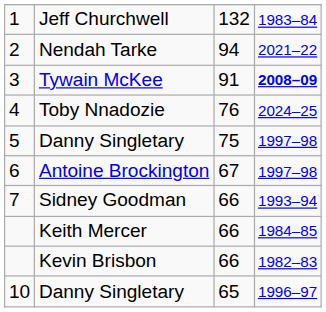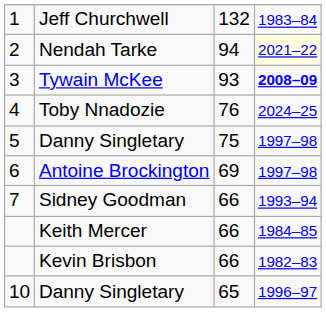(288, 50) no background -> (288, 50) lightyellow background
(229, 79) 91 -> (229, 79) 93
(229, 170) 67 -> (229, 170) 69
